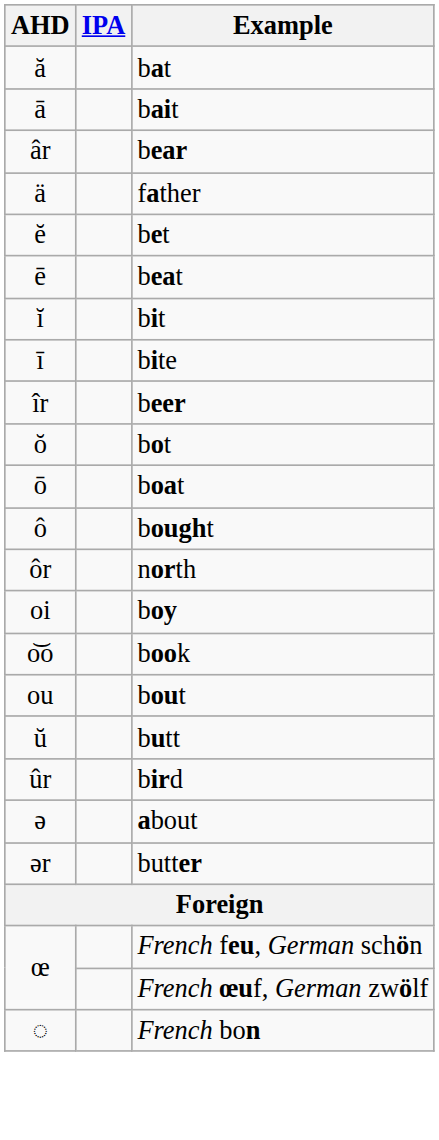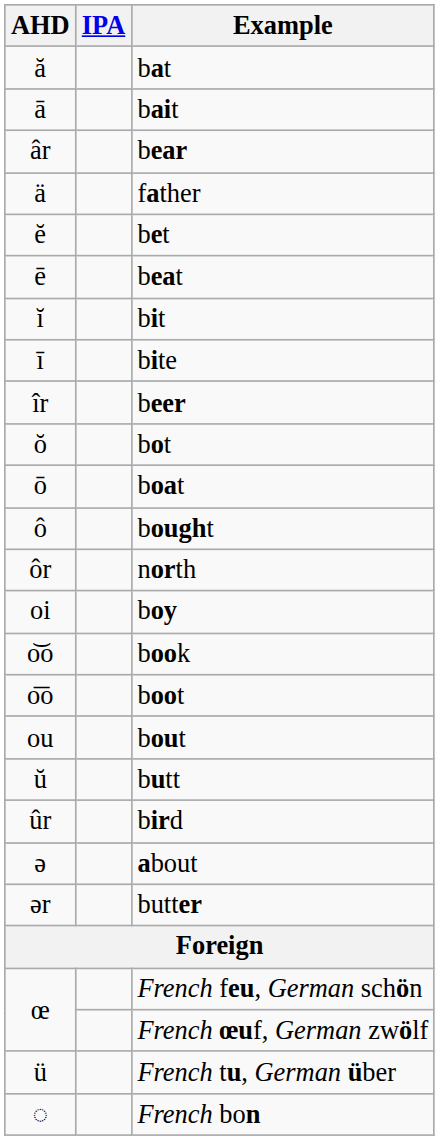+ row: (161, 695)
+ row: (267, 1072)
